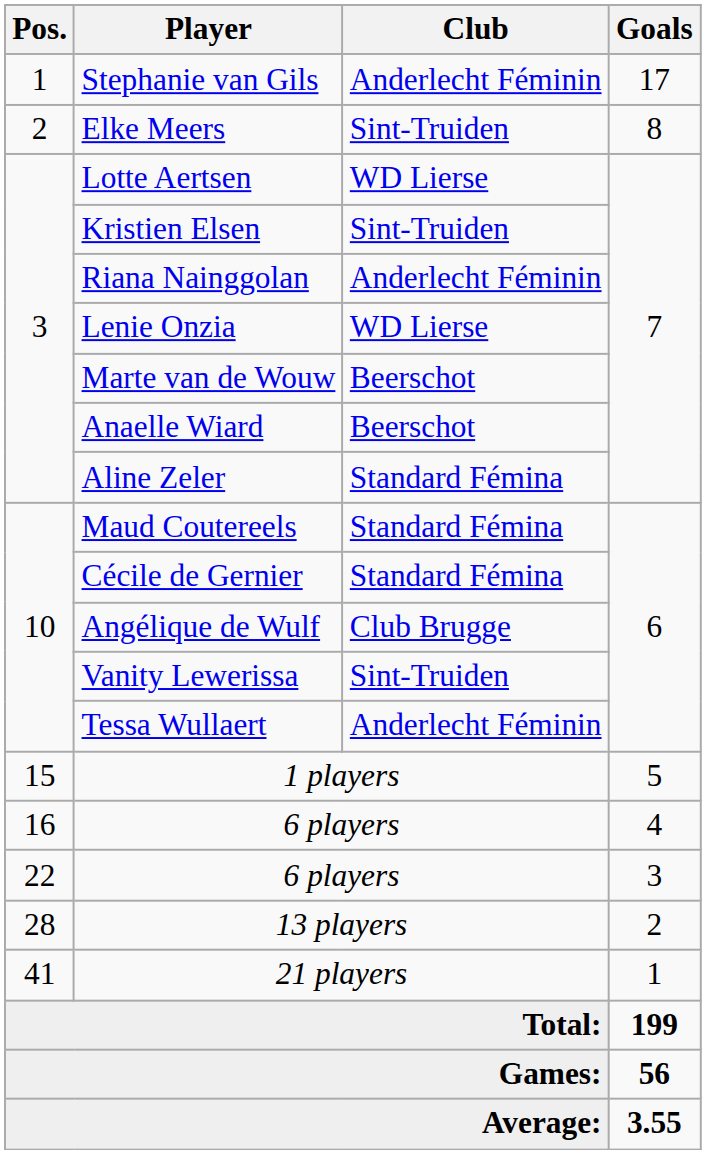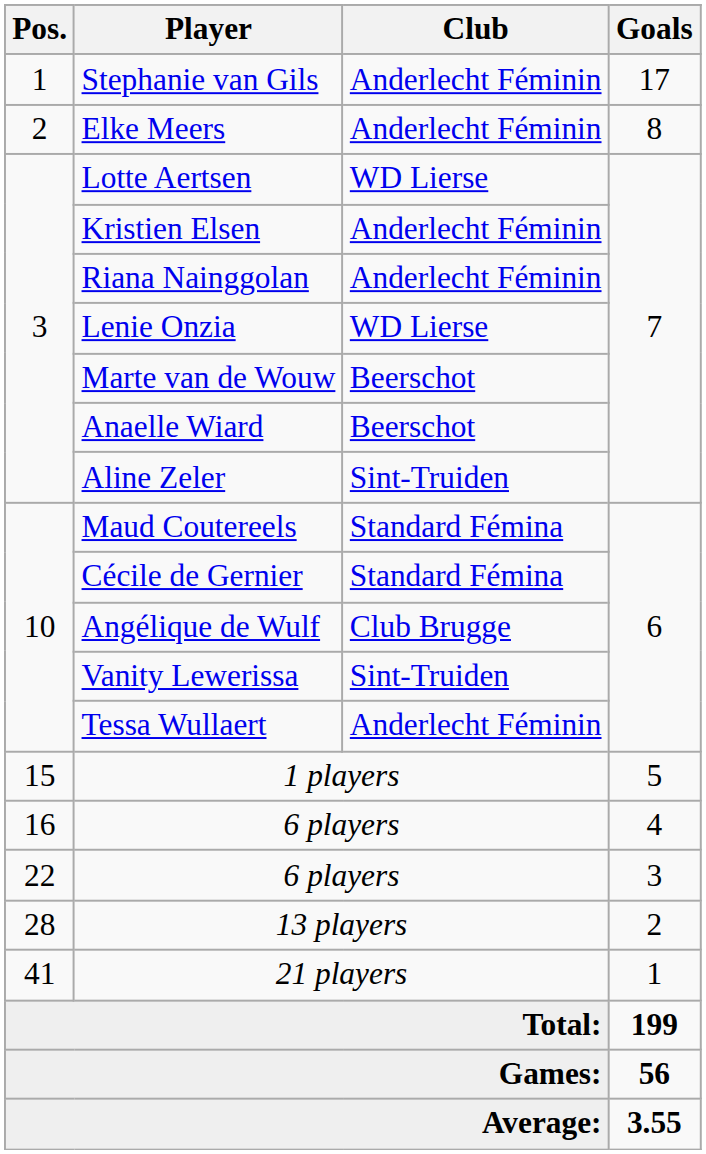(429, 128) Sint-Truiden -> (476, 128) Anderlecht Féminin
(429, 228) Sint-Truiden -> (476, 228) Anderlecht Féminin
(457, 476) Standard Fémina -> (429, 476) Sint-Truiden
